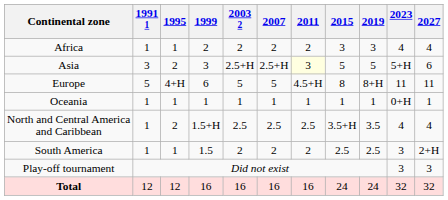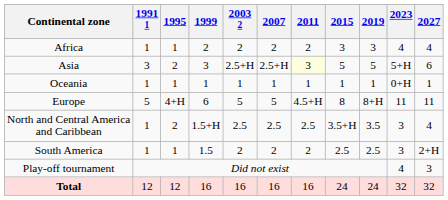rows swapped: (69, 101) <-> (69, 83)
(401, 125) 4 -> (401, 125) 3
(401, 168) 3 -> (401, 168) 4
